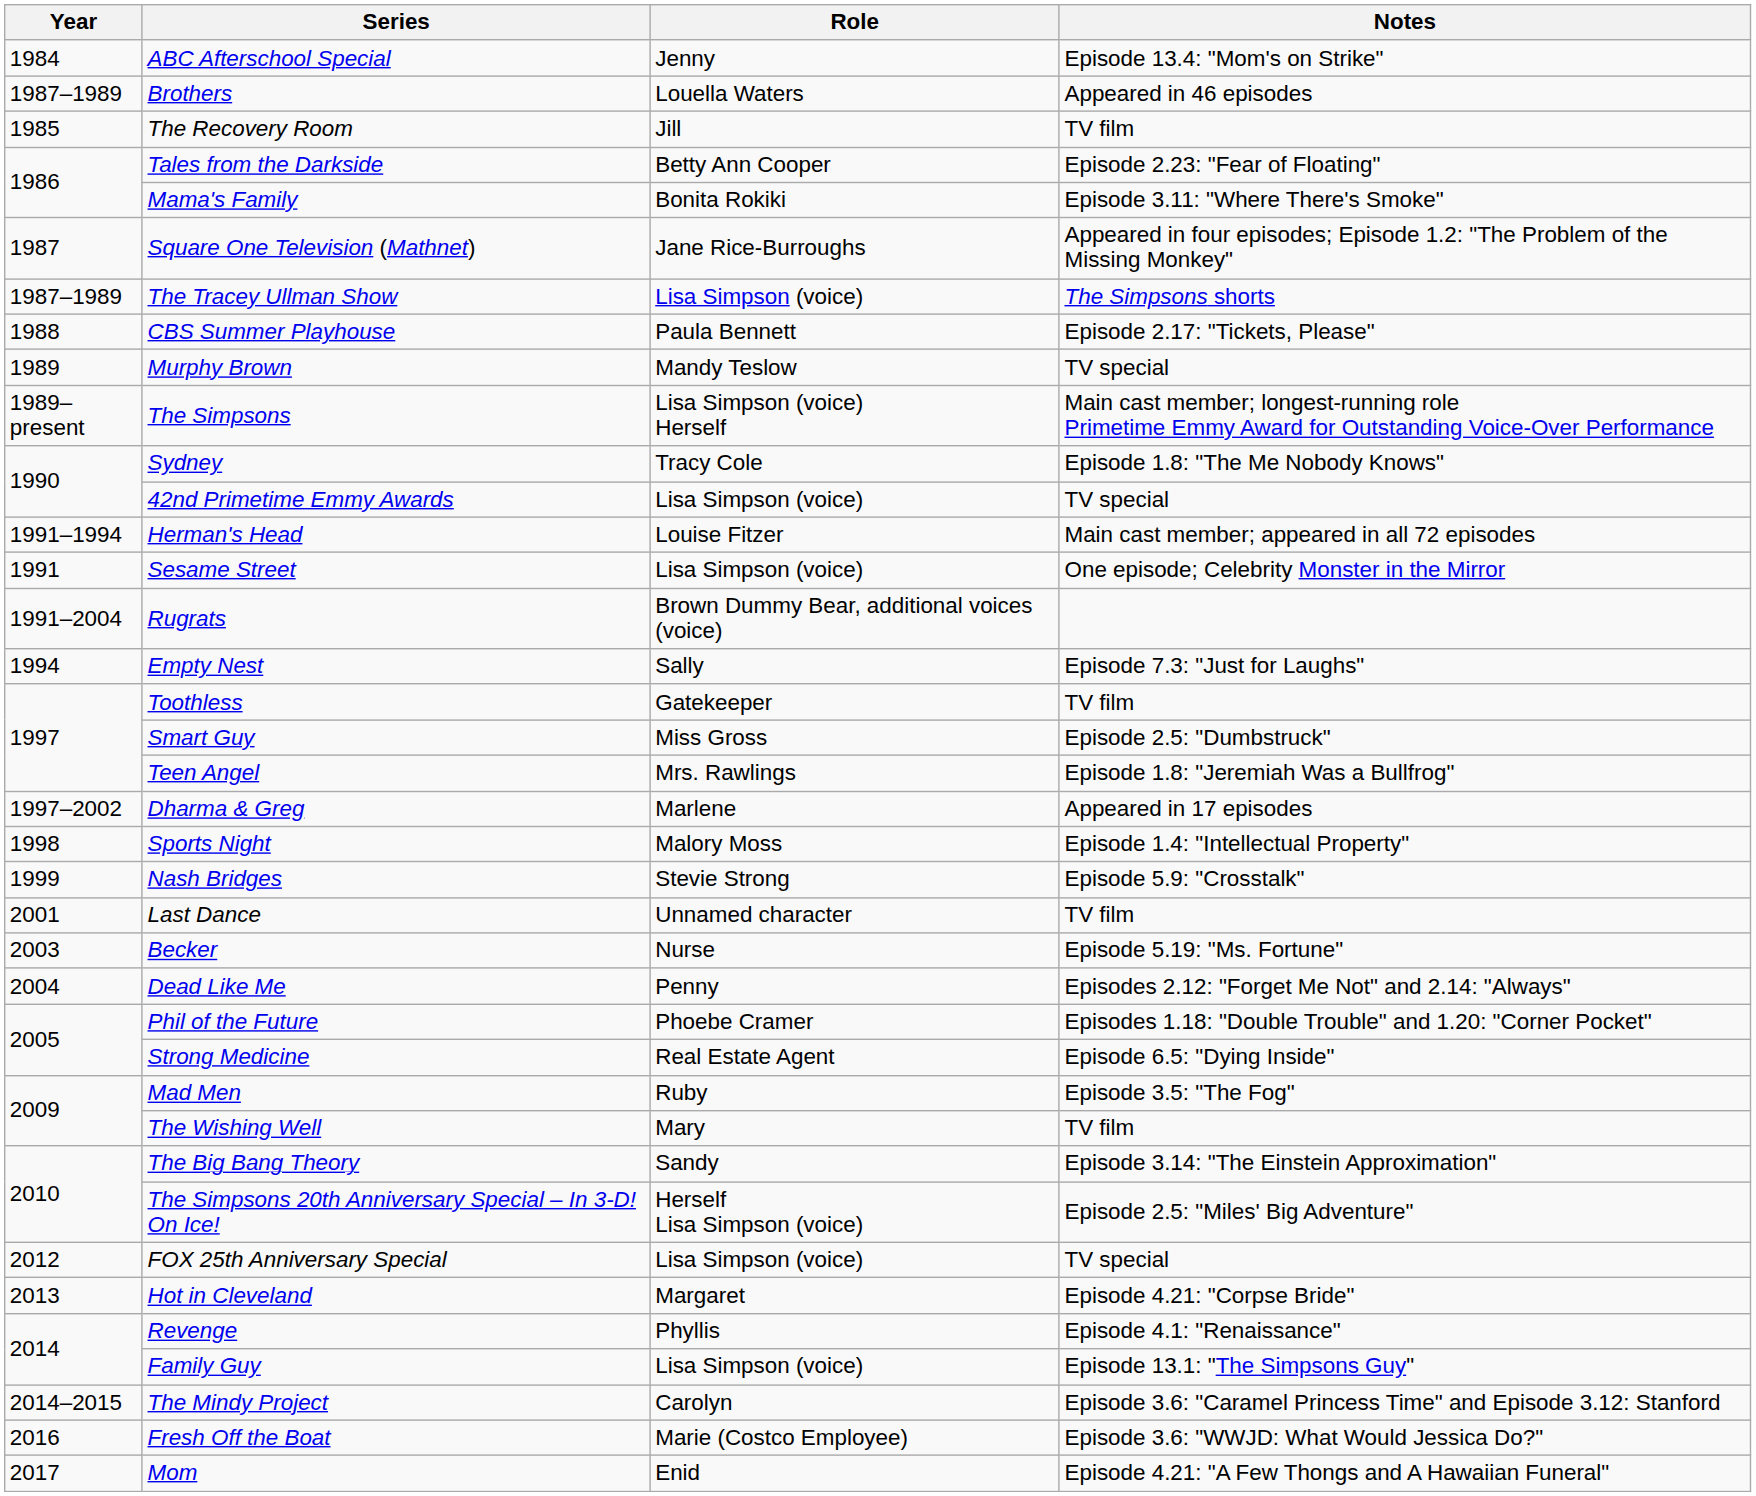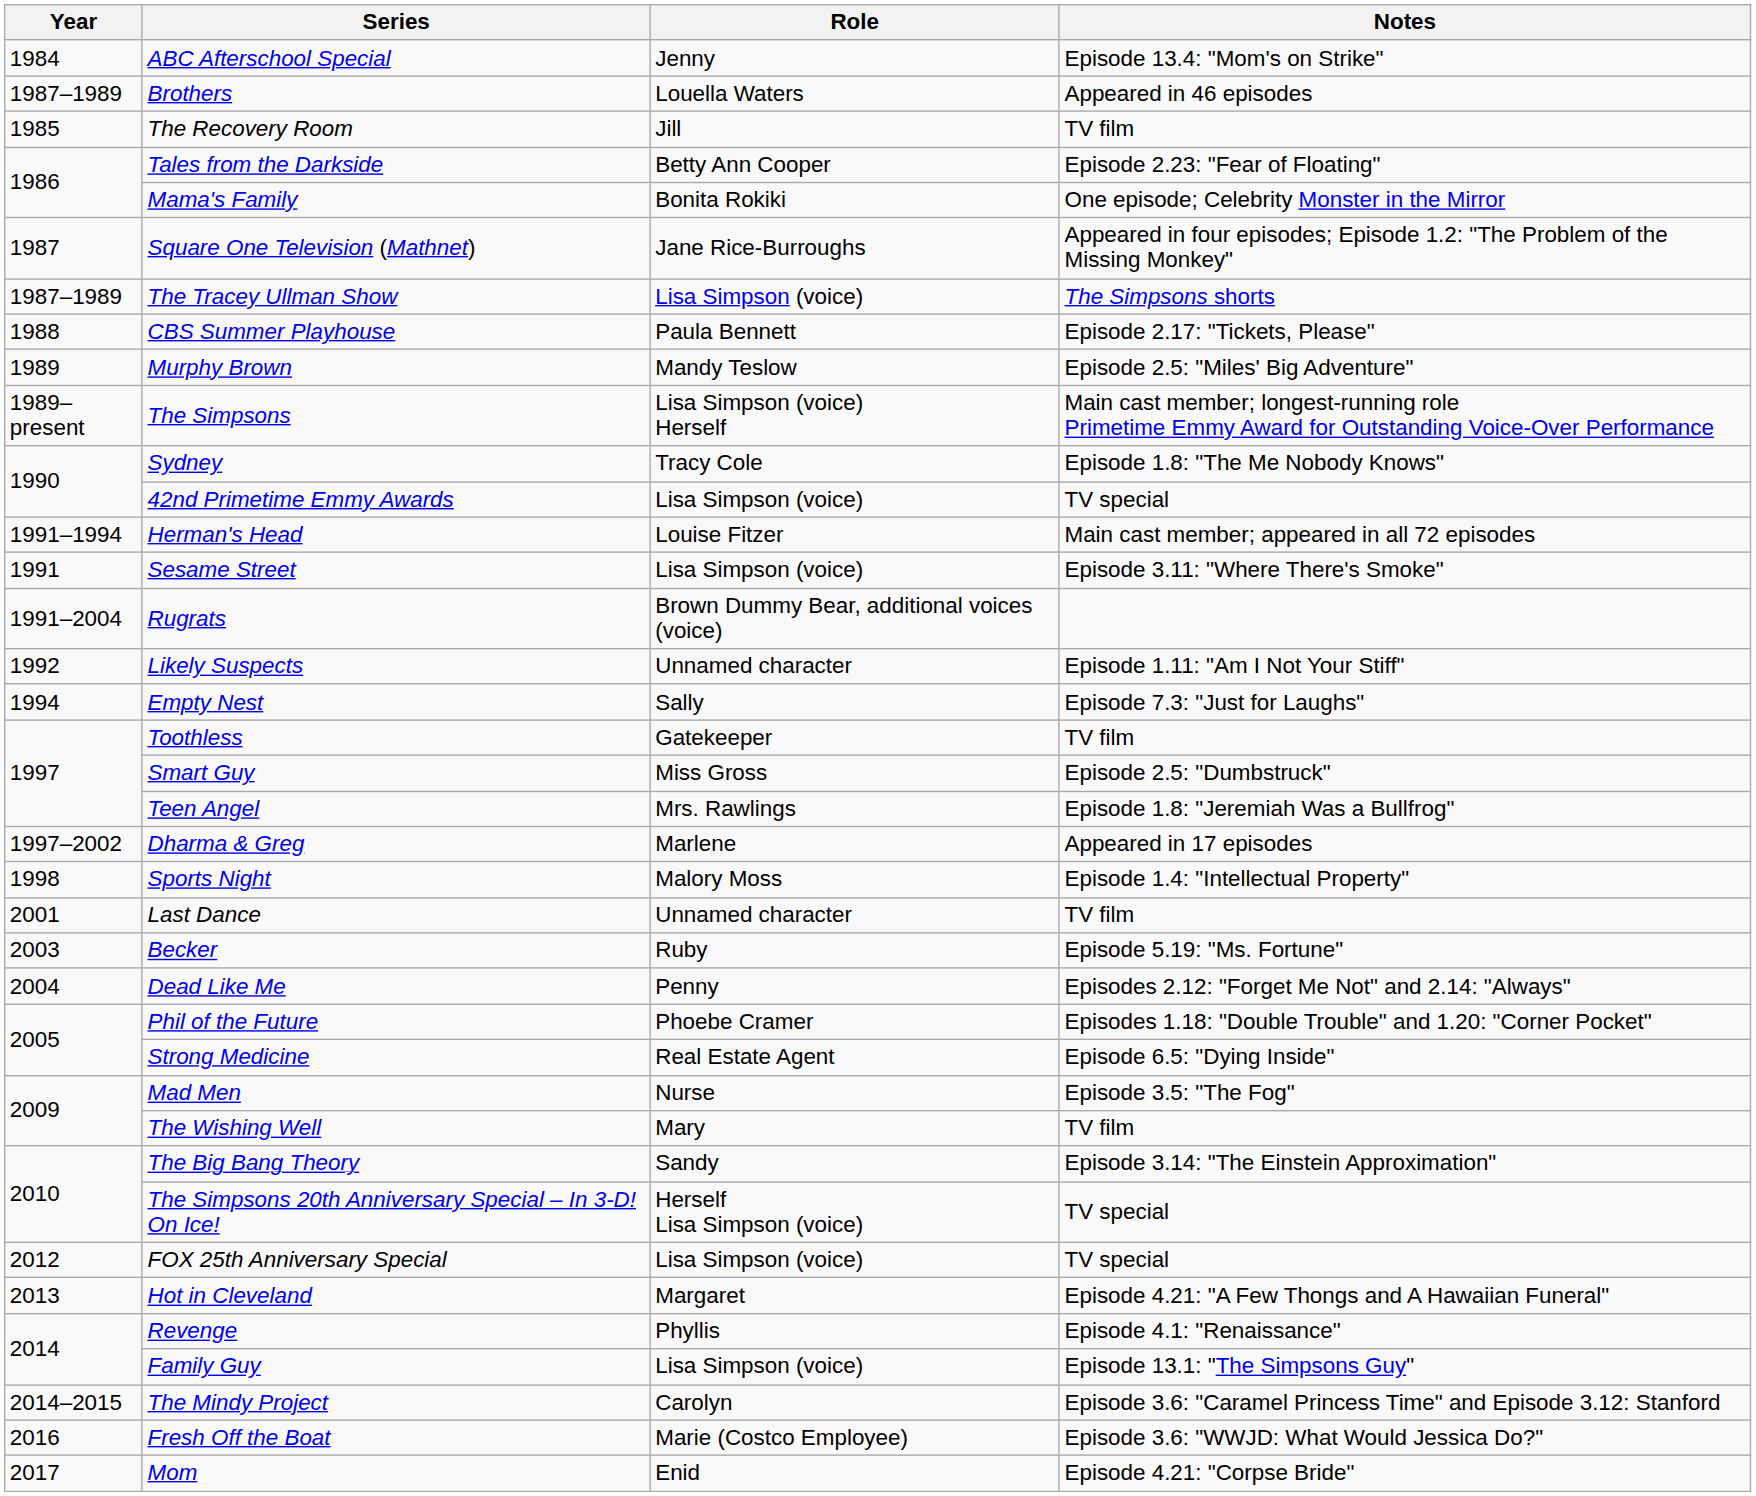(1254, 199) Episode 3.11: "Where There's Smoke" -> (1285, 199) One episode; Celebrity Monster in the Mirror
(1117, 367) TV special -> (1239, 367) Episode 2.5: "Miles' Big Adventure"
(1285, 570) One episode; Celebrity Monster in the Mirror -> (1254, 570) Episode 3.11: "Where There's Smoke"
+ row: (225, 666)
- row: (215, 879)
(685, 950) Nurse -> (681, 950) Ruby
(681, 1092) Ruby -> (685, 1092) Nurse
(1239, 1211) Episode 2.5: "Miles' Big Adventure" -> (1117, 1211) TV special
(1209, 1295) Episode 4.21: "Corpse Bride" -> (1337, 1295) Episode 4.21: "A Few Thongs and A Hawaiian Funeral"
(1337, 1473) Episode 4.21: "A Few Thongs and A Hawaiian Funeral" -> (1209, 1473) Episode 4.21: "Corpse Bride"
